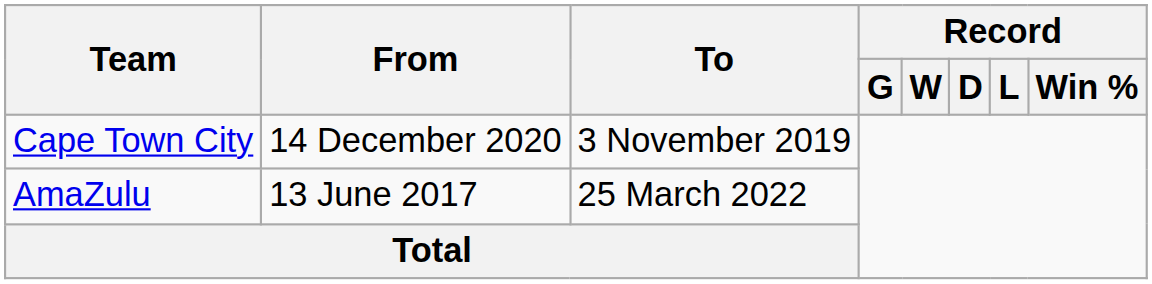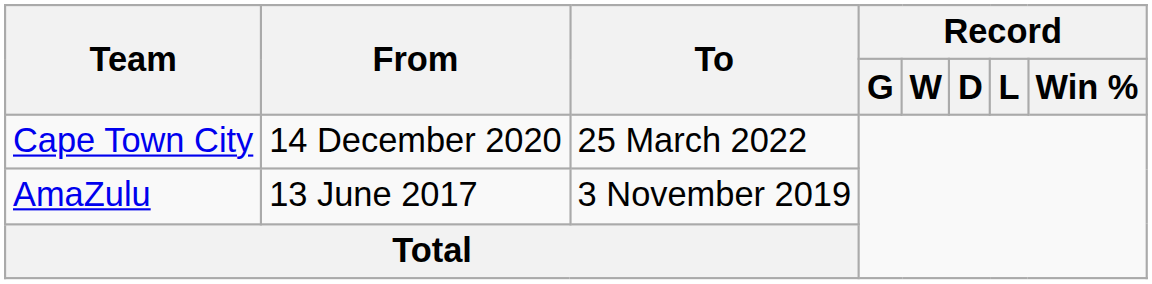(714, 140) 3 November 2019 -> (692, 140) 25 March 2022
(692, 195) 25 March 2022 -> (714, 195) 3 November 2019
